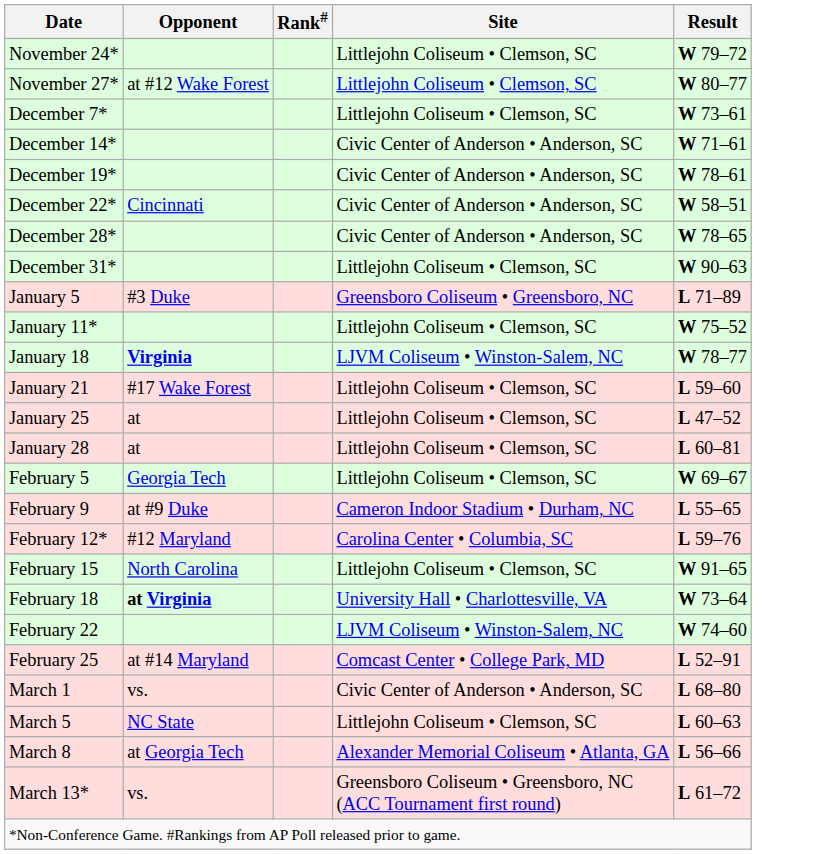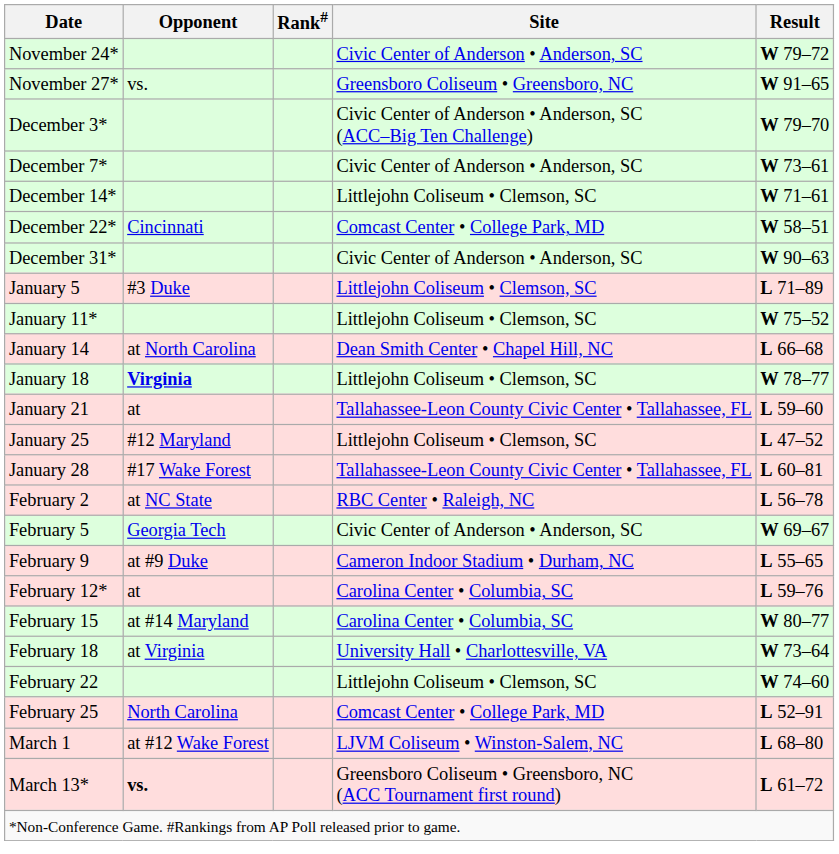(467, 53) Littlejohn Coliseum • Clemson, SC -> (489, 53) Civic Center of Anderson • Anderson, SC
(198, 84) at #12 Wake Forest -> (138, 84) vs.
(467, 84) Littlejohn Coliseum • Clemson, SC -> (485, 84) Greensboro Coliseum • Greensboro, NC
(713, 84) W 80–77 -> (795, 84) W 91–65
+ row: (58, 125)
(467, 114) Littlejohn Coliseum • Clemson, SC -> (489, 166) Civic Center of Anderson • Anderson, SC
(489, 144) Civic Center of Anderson • Anderson, SC -> (467, 196) Littlejohn Coliseum • Clemson, SC
- row: (63, 175)
(489, 205) Civic Center of Anderson • Anderson, SC -> (470, 227) Comcast Center • College Park, MD
- row: (63, 235)
(467, 266) Littlejohn Coliseum • Clemson, SC -> (489, 257) Civic Center of Anderson • Anderson, SC
(485, 296) Greensboro Coliseum • Greensboro, NC -> (467, 287) Littlejohn Coliseum • Clemson, SC
+ row: (49, 348)
(480, 357) LJVM Coliseum • Winston-Salem, NC -> (467, 378) Littlejohn Coliseum • Clemson, SC
(189, 387) #17 Wake Forest -> (134, 409) at
(467, 387) Littlejohn Coliseum • Clemson, SC -> (544, 409) Tallahassee-Leon County Civic Center • Tallahassee, FL
(134, 417) at -> (179, 439) #12 Maryland
(134, 448) at -> (189, 469) #17 Wake Forest
(467, 448) Littlejohn Coliseum • Clemson, SC -> (544, 469) Tallahassee-Leon County Civic Center • Tallahassee, FL
+ row: (49, 500)
(467, 478) Littlejohn Coliseum • Clemson, SC -> (489, 530) Civic Center of Anderson • Anderson, SC
(179, 539) #12 Maryland -> (134, 591) at
(183, 569) North Carolina -> (188, 621) at #14 Maryland
(467, 569) Littlejohn Coliseum • Clemson, SC -> (455, 621) Carolina Center • Columbia, SC
(713, 569) W 91–65 -> (795, 621) W 80–77
(169, 599) bold -> (166, 651) normal
(480, 630) LJVM Coliseum • Winston-Salem, NC -> (467, 682) Littlejohn Coliseum • Clemson, SC
(188, 660) at #14 Maryland -> (183, 712) North Carolina
(138, 690) vs. -> (198, 742) at #12 Wake Forest
(489, 690) Civic Center of Anderson • Anderson, SC -> (480, 742) LJVM Coliseum • Winston-Salem, NC
- row: (40, 721)
- row: (40, 751)
(138, 792) normal -> (138, 784) bold
